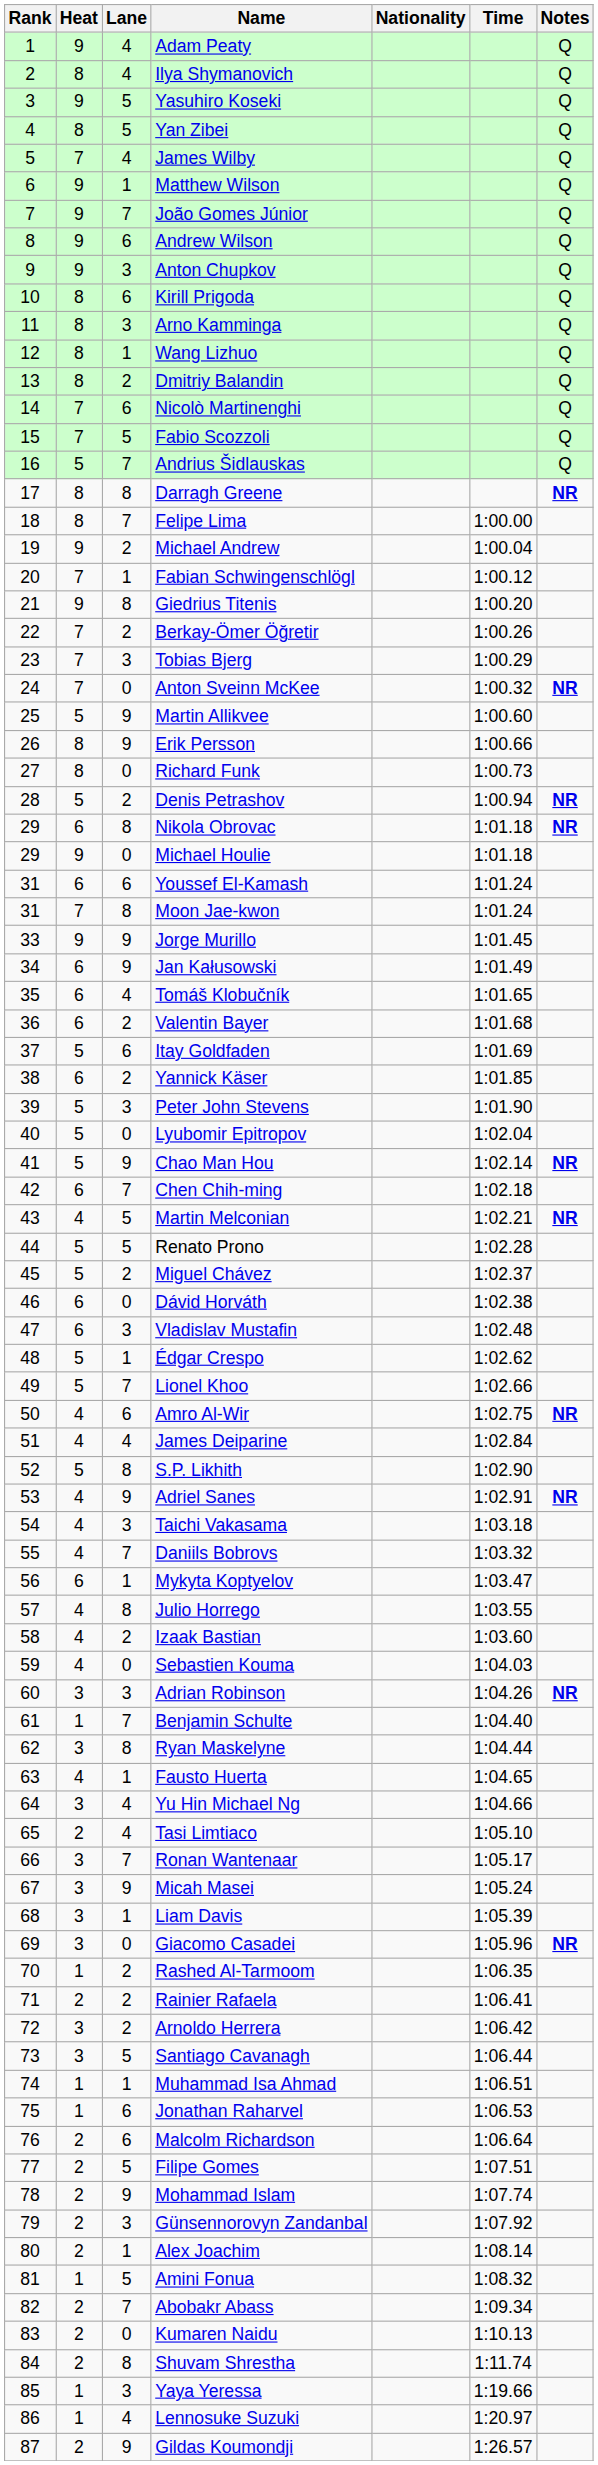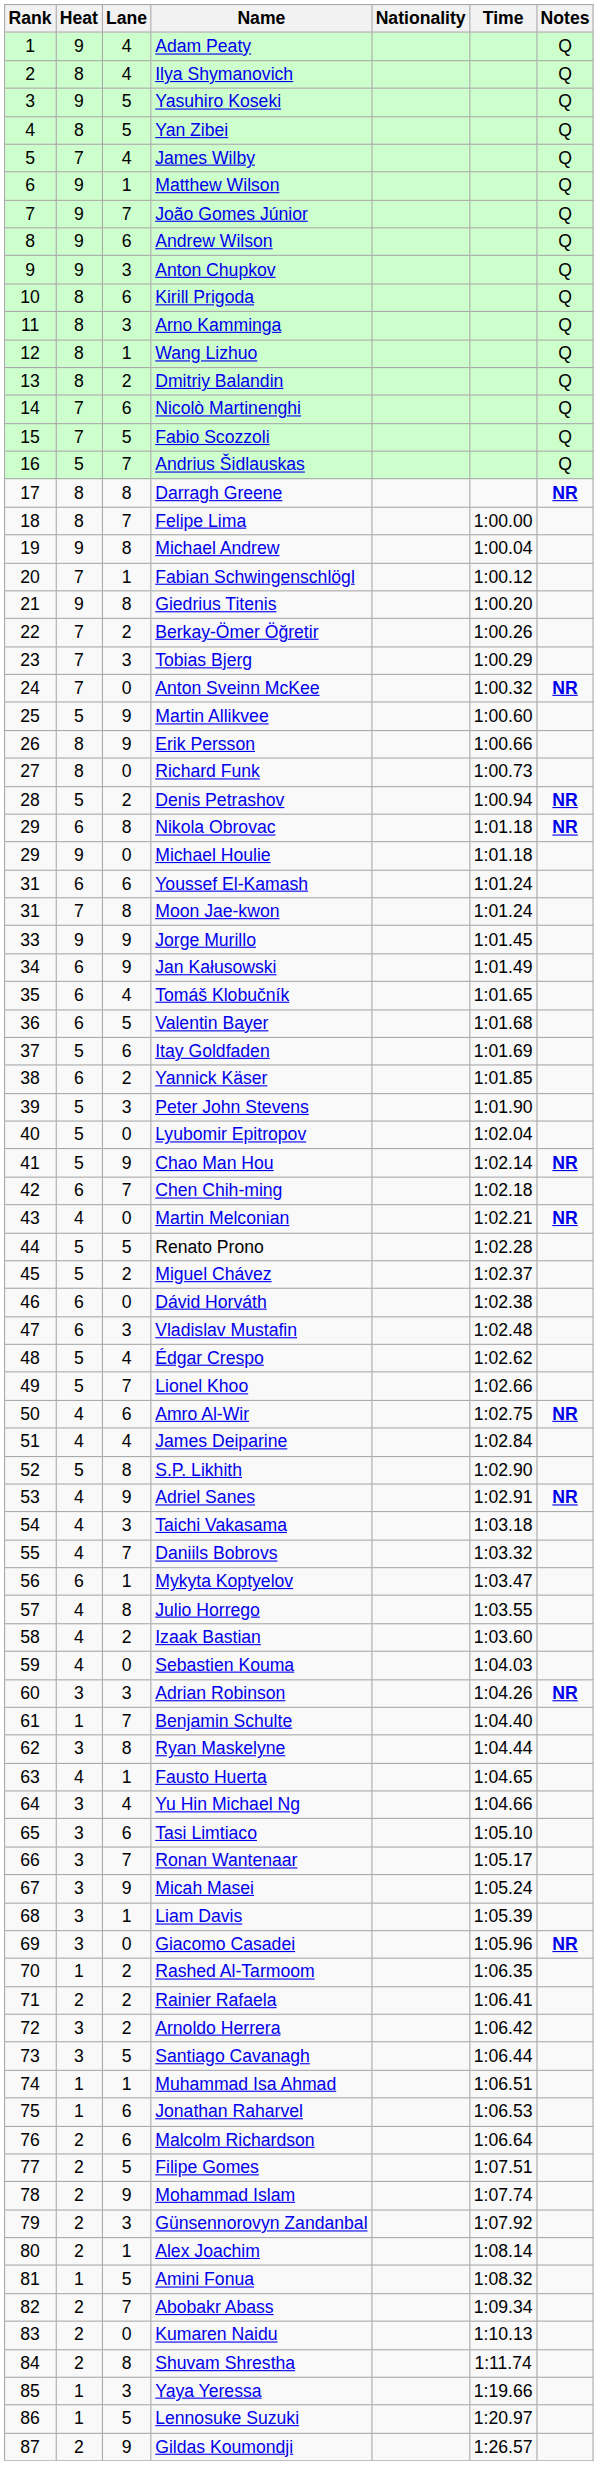(127, 548) 2 -> (127, 548) 8
(127, 1023) 2 -> (127, 1023) 5
(127, 1218) 5 -> (127, 1218) 0
(127, 1358) 1 -> (127, 1358) 4
(79, 1832) 2 -> (79, 1832) 3
(127, 1832) 4 -> (127, 1832) 6
(127, 2418) 4 -> (127, 2418) 5
